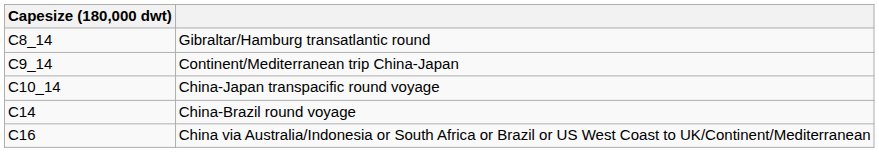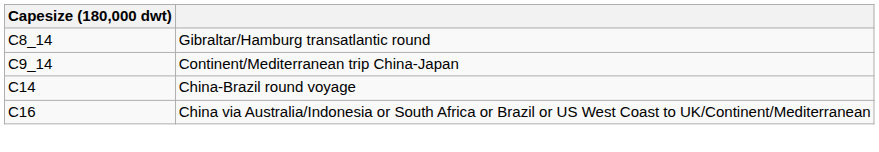- row: (309, 87)
